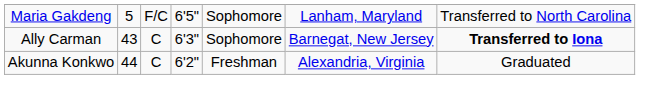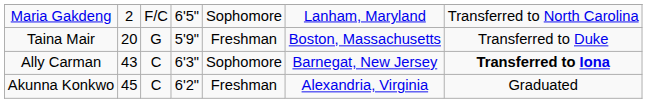(129, 16) 5 -> (129, 16) 2
+ row: (61, 39)
(129, 62) 44 -> (129, 86) 45
